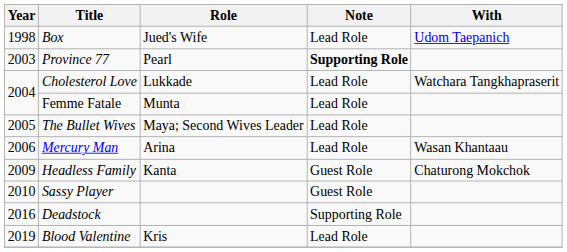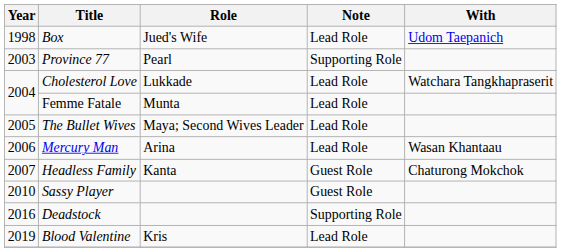(359, 59) bold -> (356, 59) normal
(22, 170) 2009 -> (22, 170) 2007
